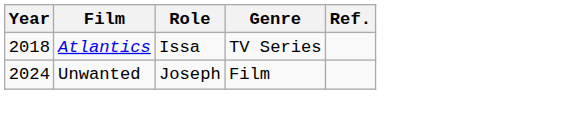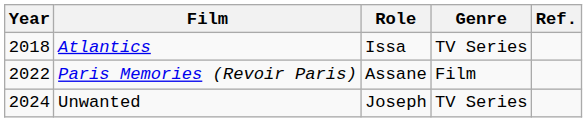+ row: (207, 75)
(250, 75) Film -> (481, 103) TV Series
